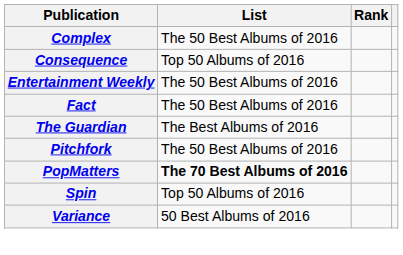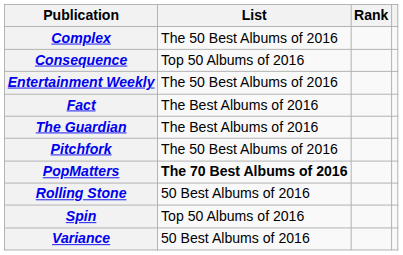(249, 104) The 50 Best Albums of 2016 -> (240, 104) The Best Albums of 2016
+ row: (81, 194)
